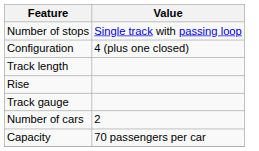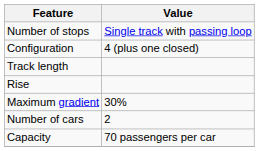+ row: (53, 102)
- row: (38, 102)
